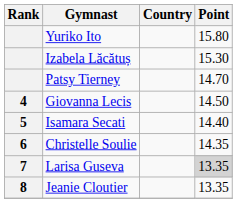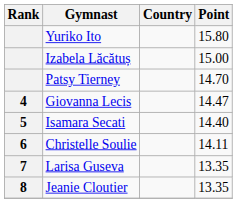(214, 58) 15.30 -> (214, 58) 15.00
(214, 101) 14.50 -> (214, 101) 14.47
(214, 144) 14.35 -> (213, 144) 14.11
(214, 166) lightgrey background -> (214, 166) no background
